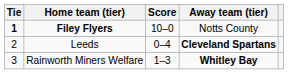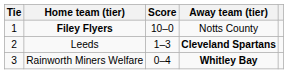(14, 28) bold -> (14, 28) normal
(162, 44) 0–4 -> (162, 44) 1–3
(162, 60) 1–3 -> (162, 60) 0–4
